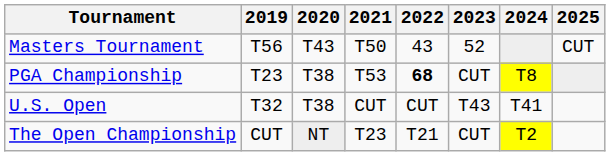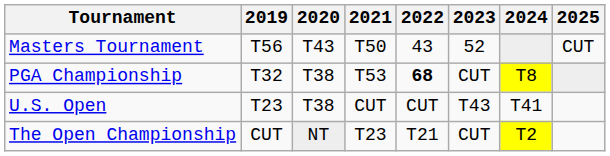(266, 78) T23 -> (266, 78) T32
(266, 107) T32 -> (266, 107) T23
